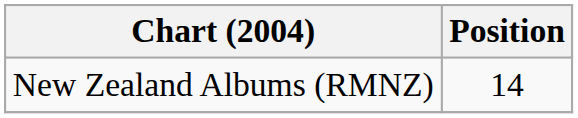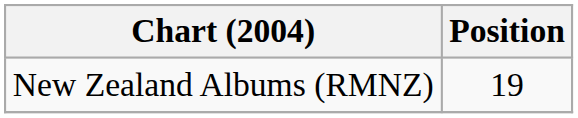(507, 84) 14 -> (507, 84) 19
